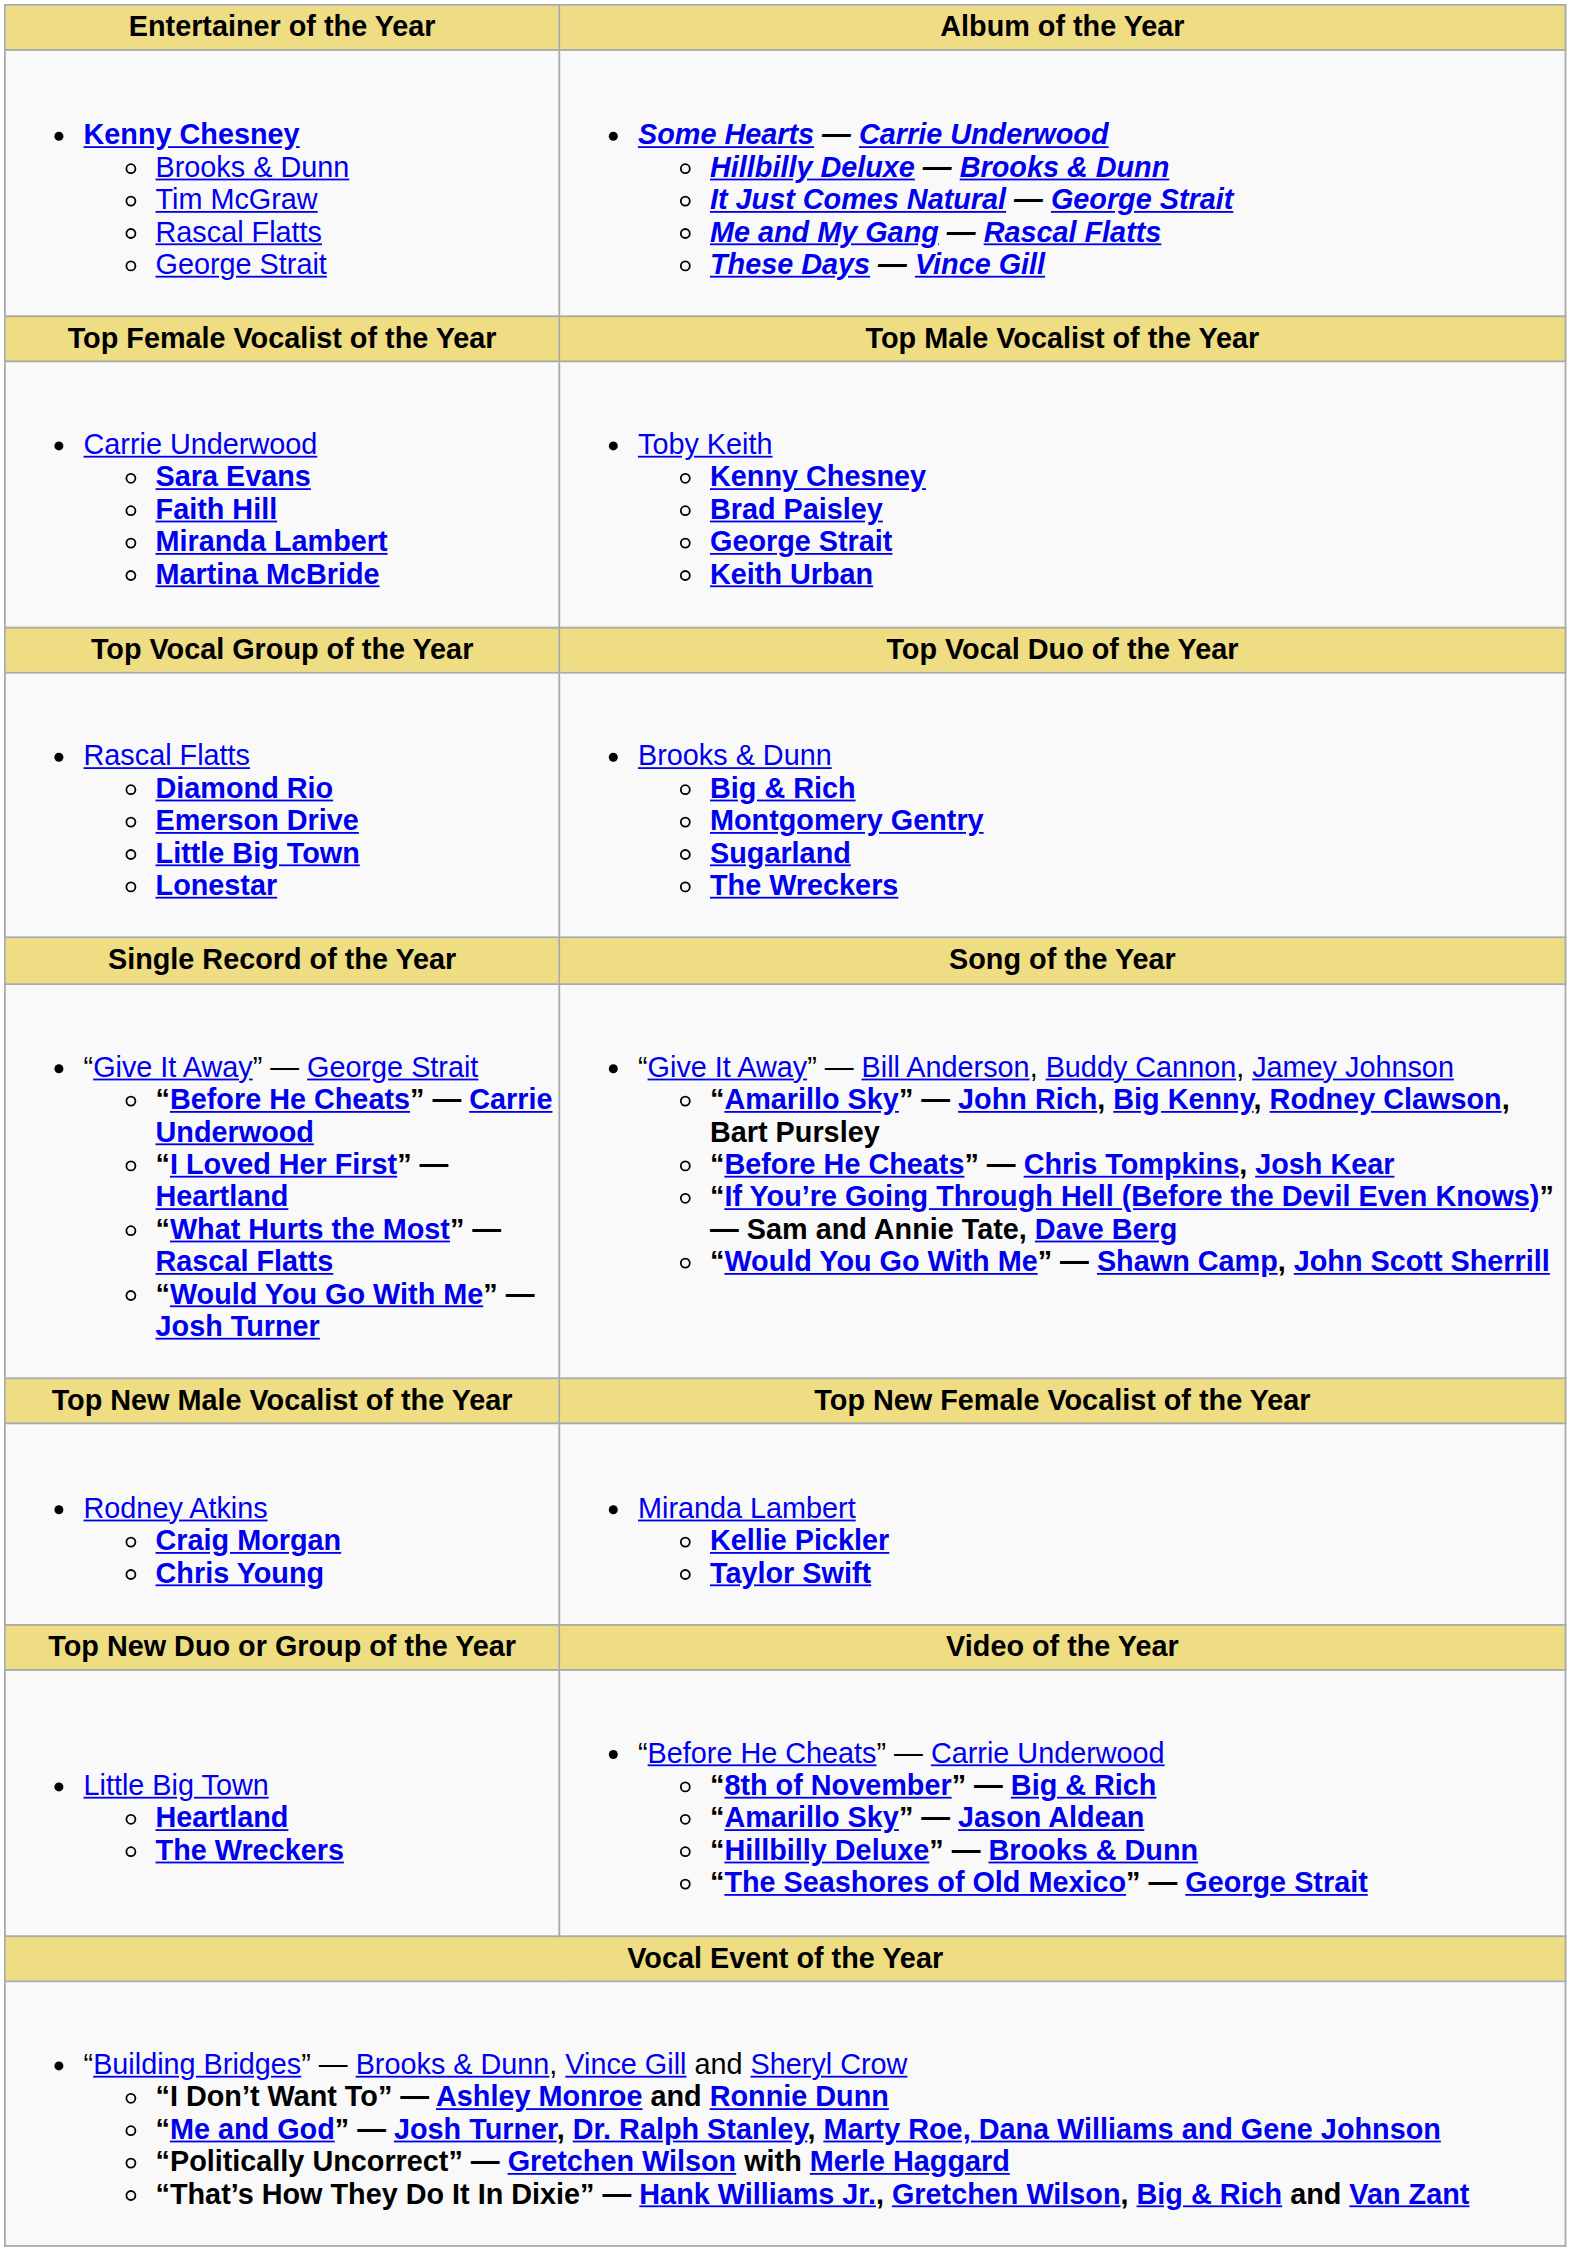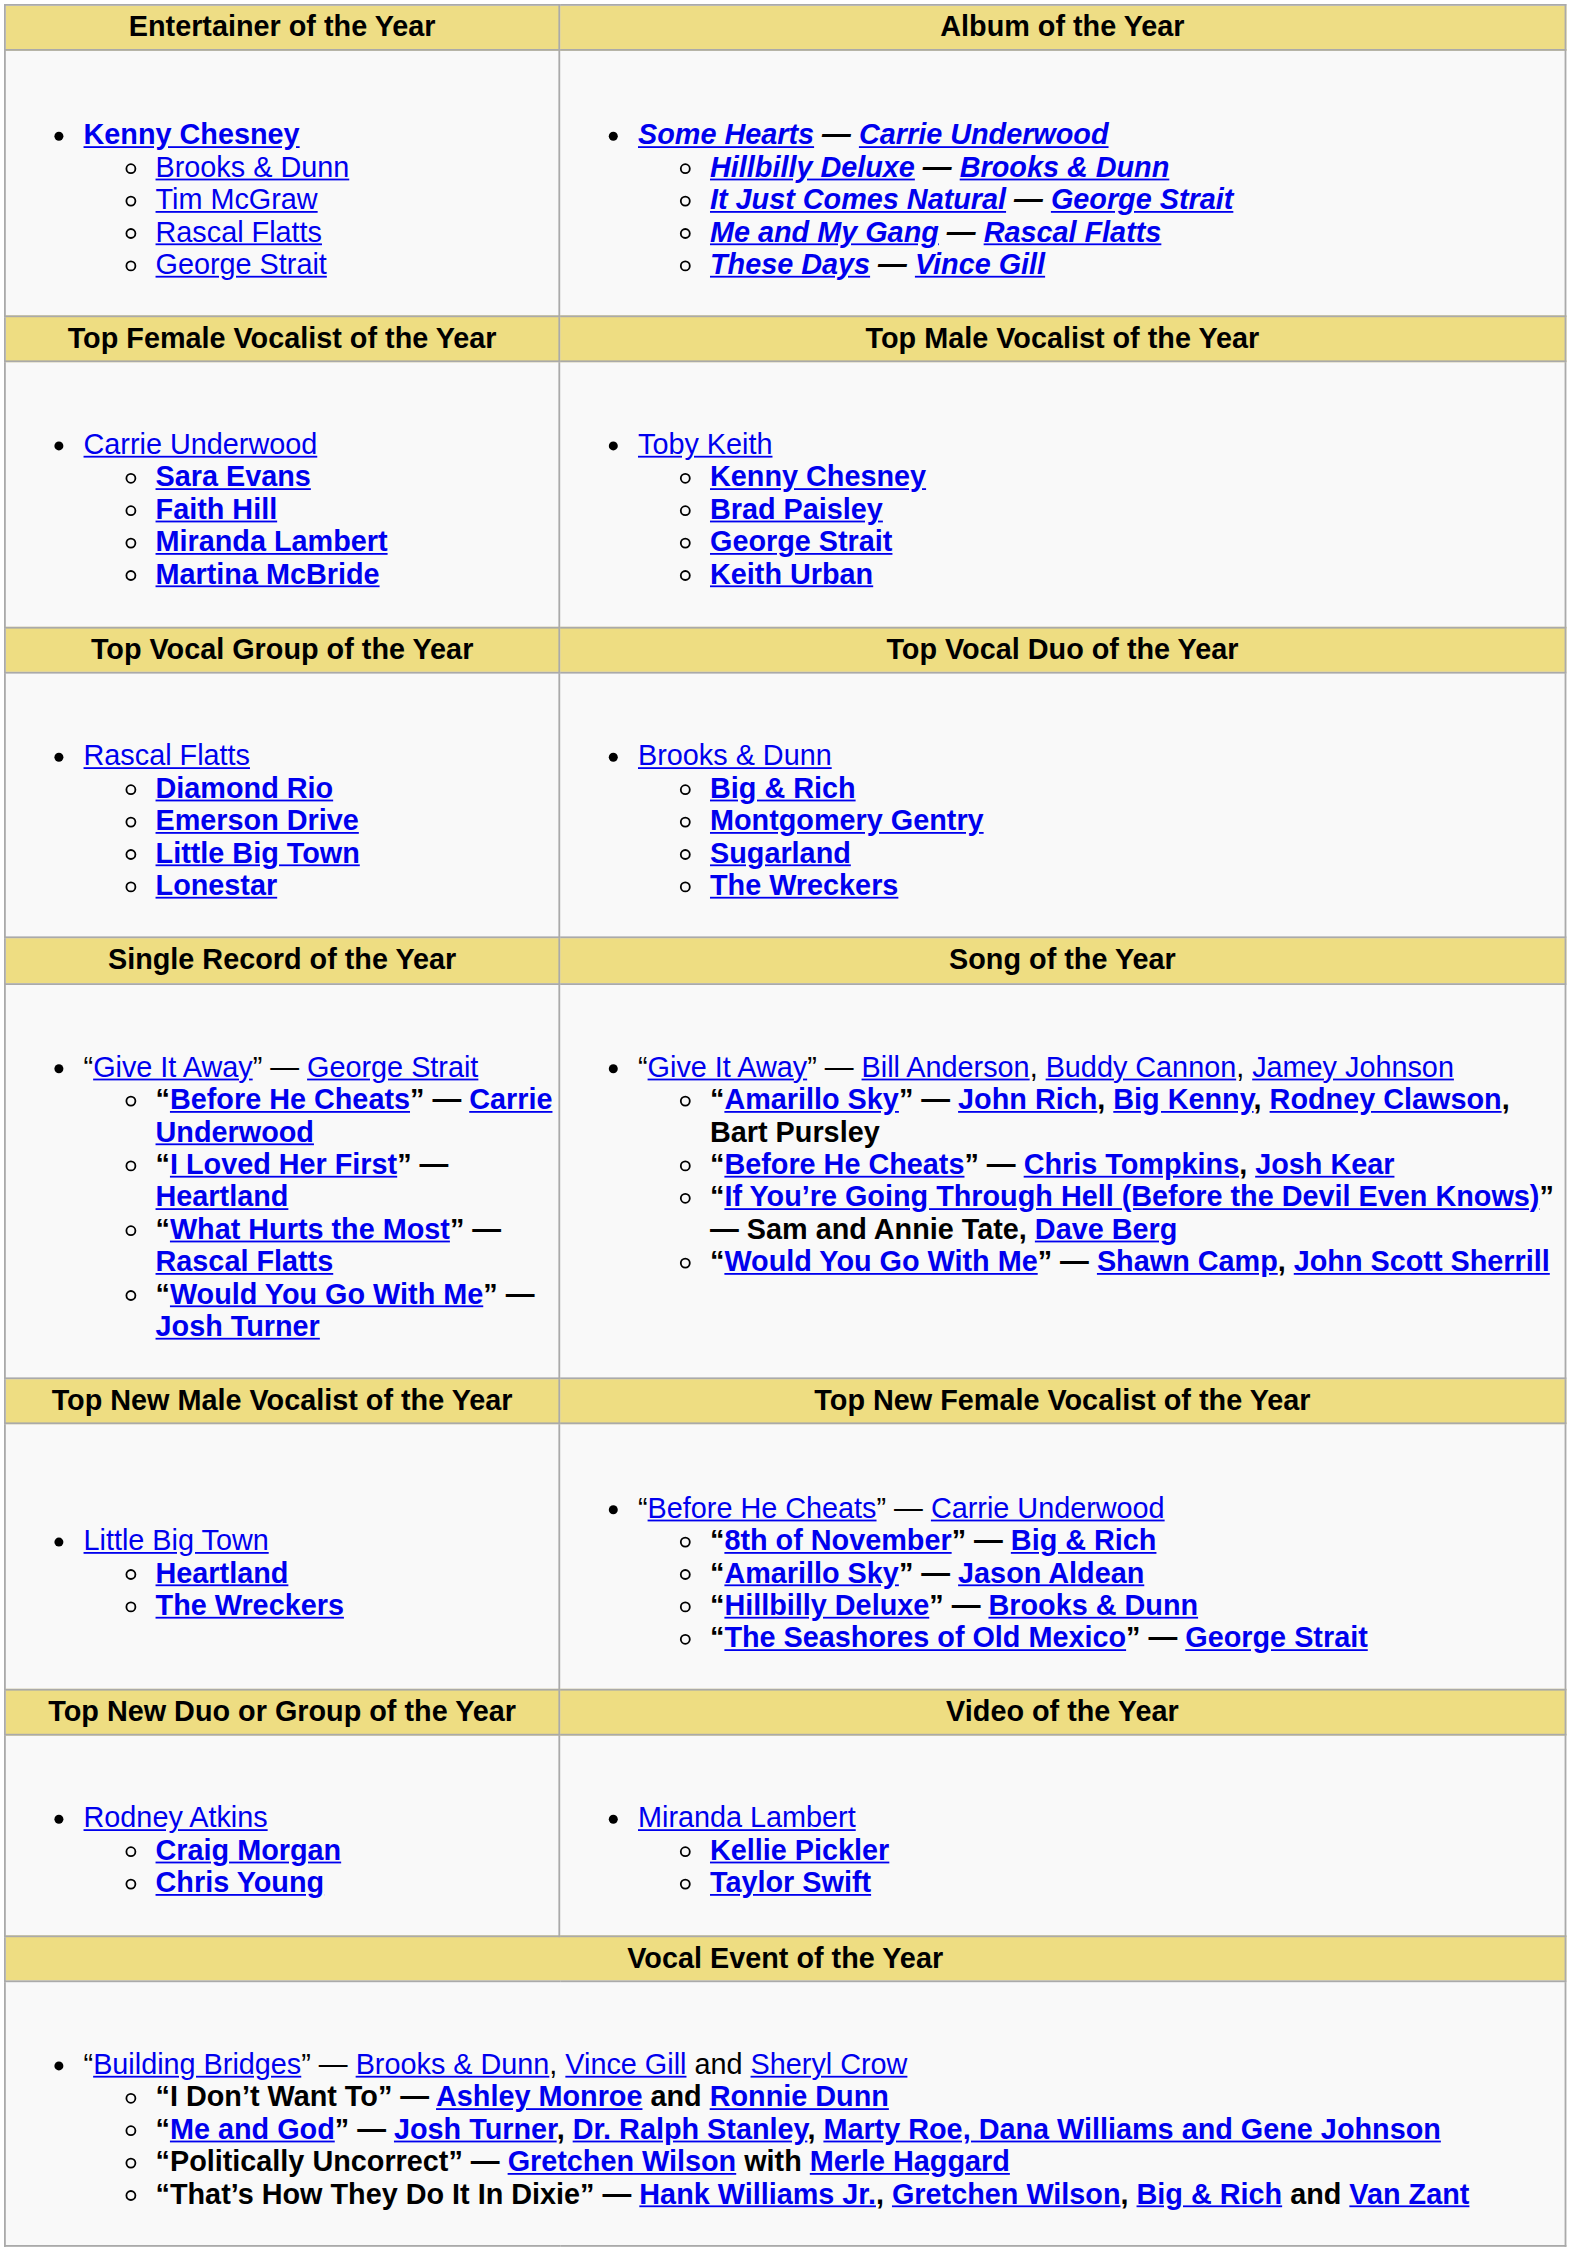rows swapped: (282, 1540) <-> (282, 1819)
